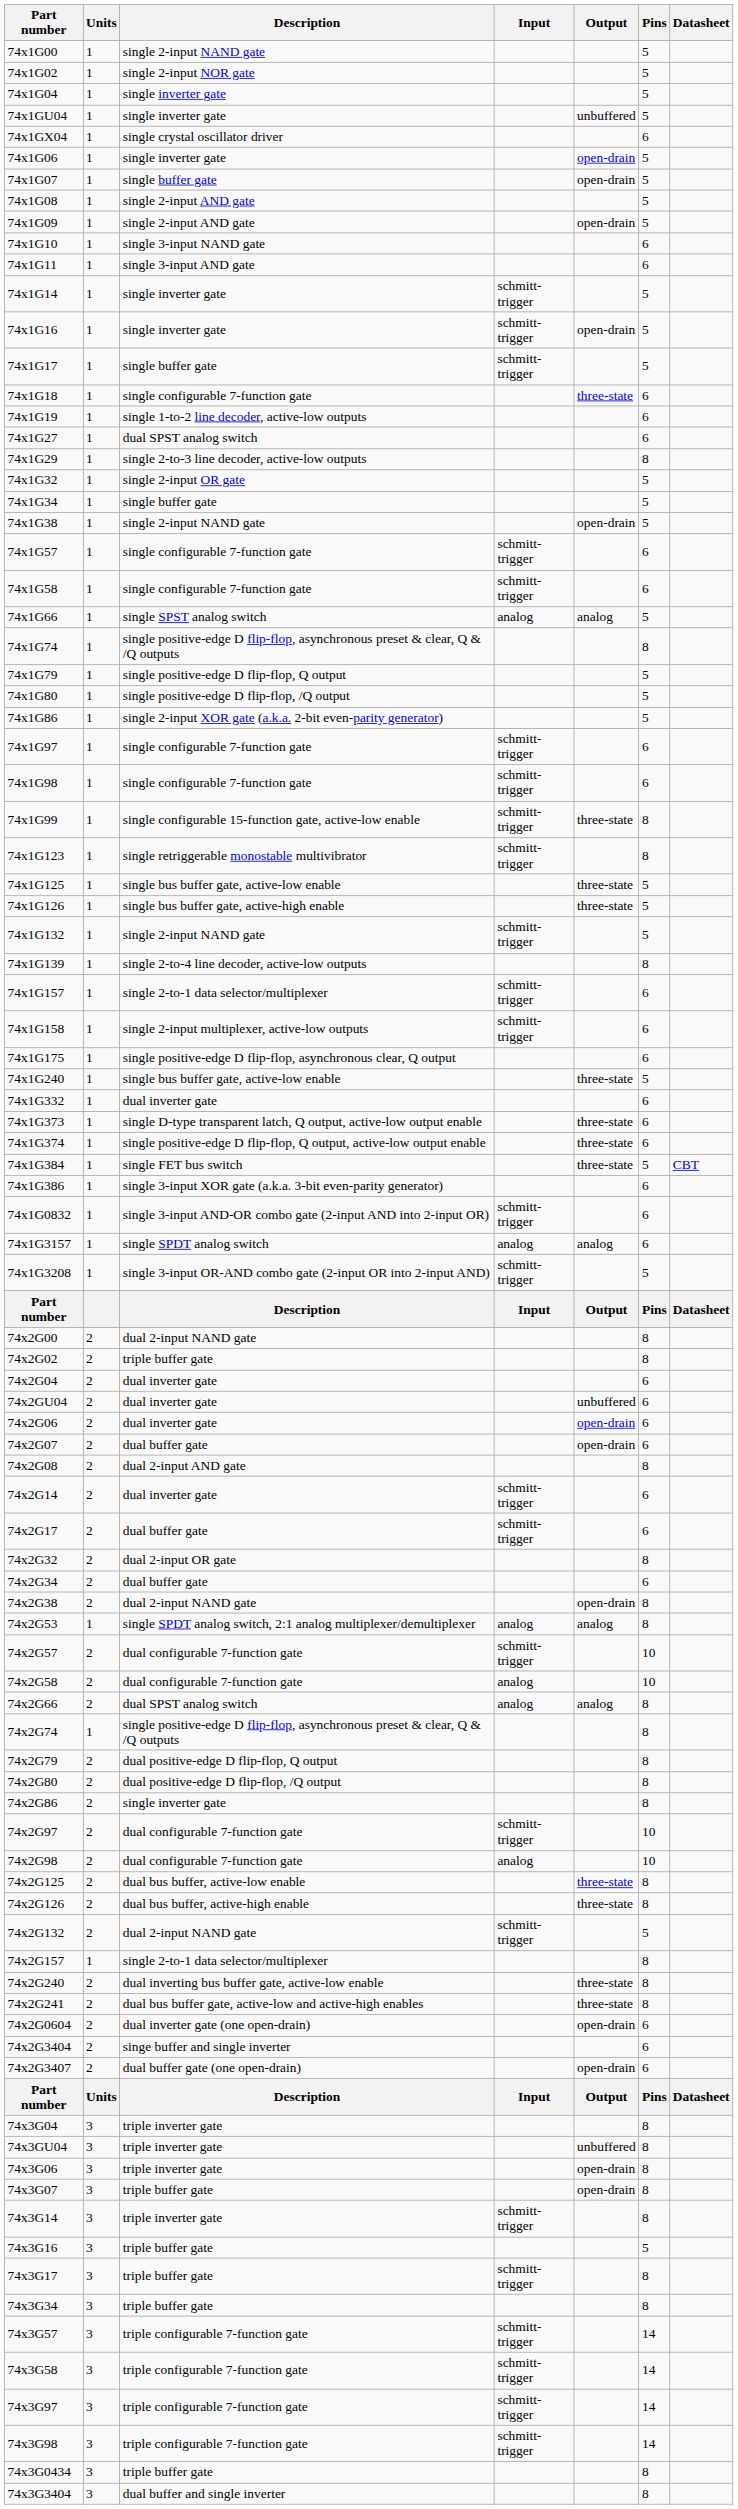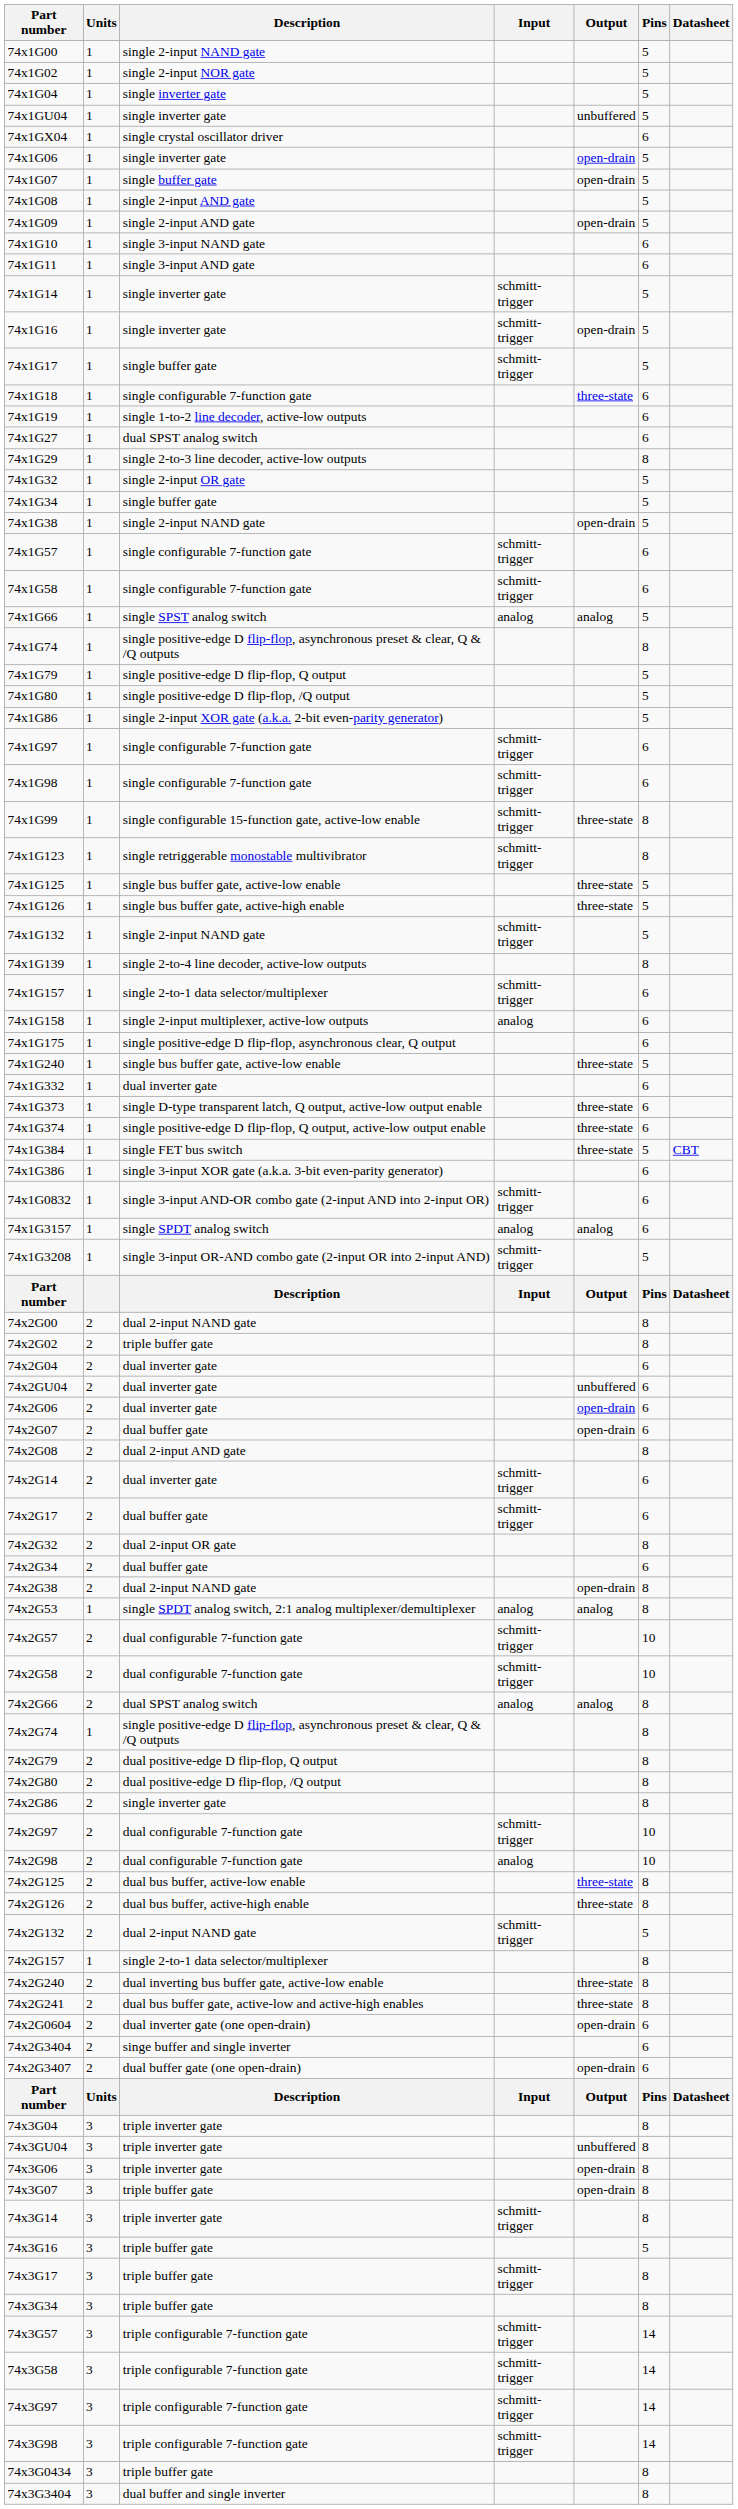(519, 1029) schmitt-trigger -> (515, 1021) analog
(515, 1681) analog -> (519, 1674) schmitt-trigger
